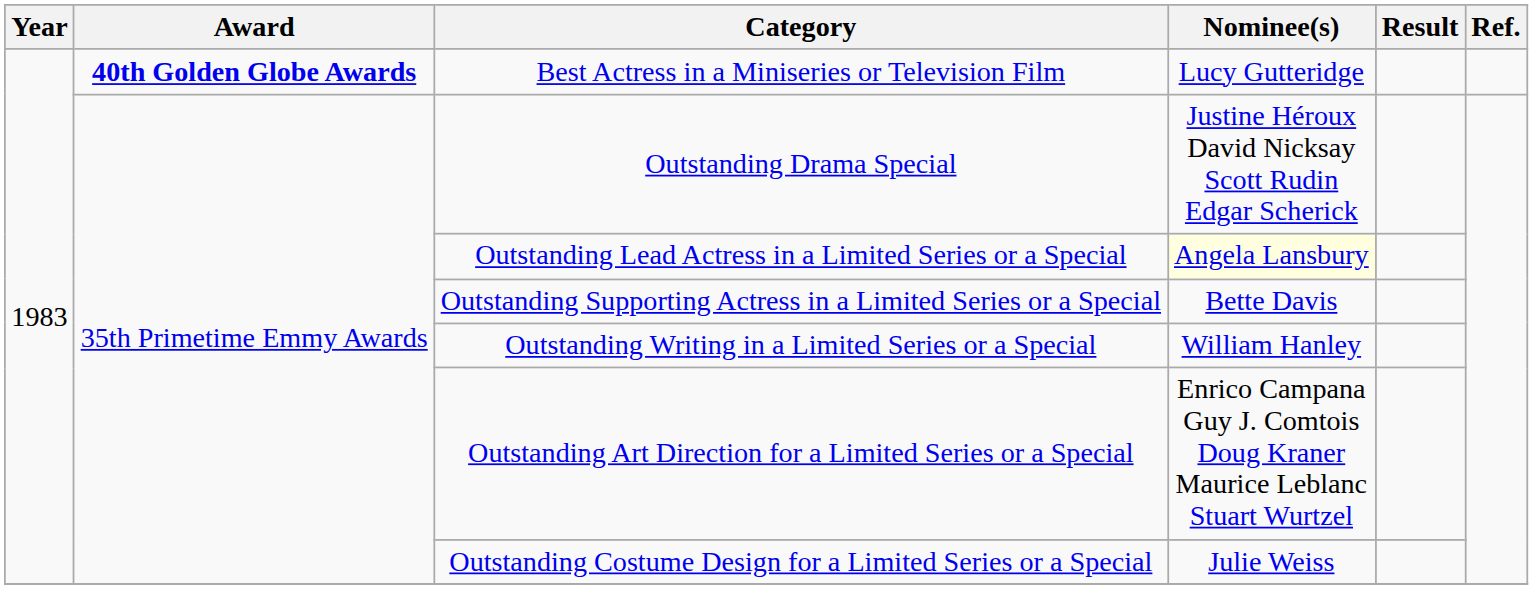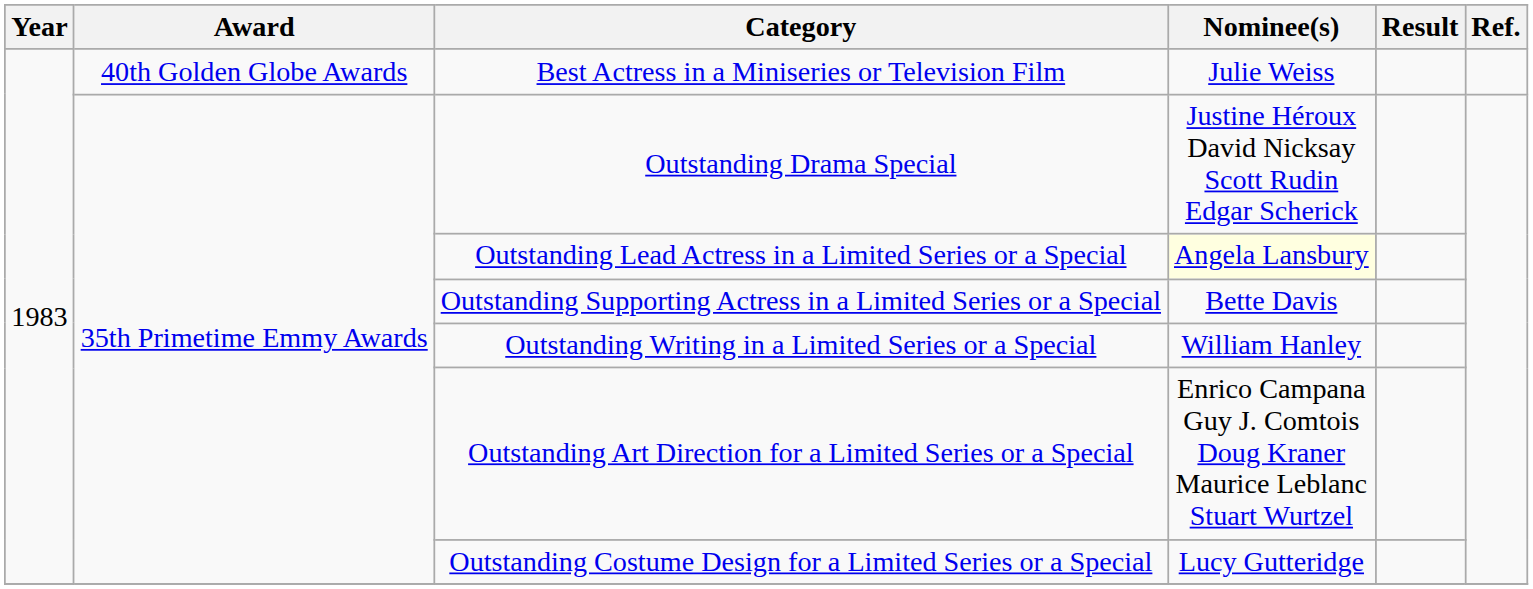(254, 71) bold -> (254, 71) normal
(1271, 71) Lucy Gutteridge -> (1271, 71) Julie Weiss
(1271, 561) Julie Weiss -> (1271, 561) Lucy Gutteridge
